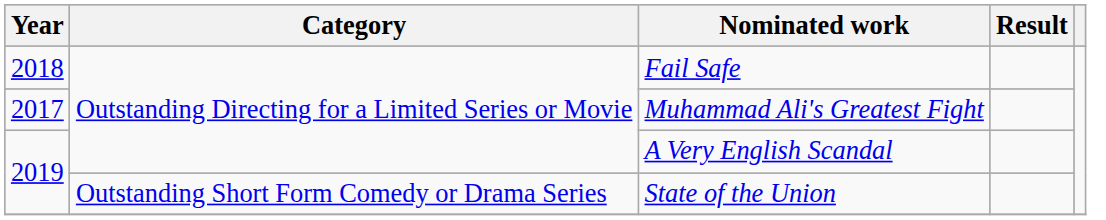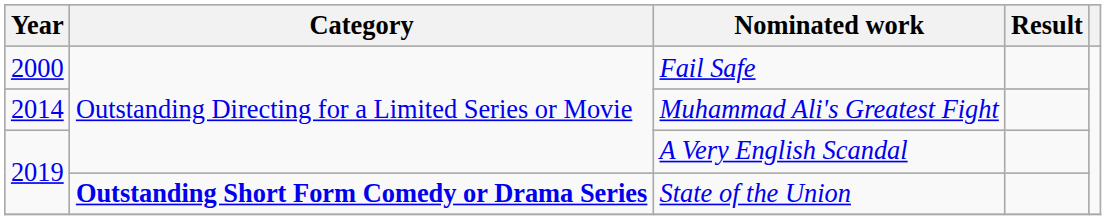(37, 67) 2018 -> (37, 67) 2000
(37, 109) 2017 -> (37, 109) 2014
(341, 192) normal -> (362, 192) bold
